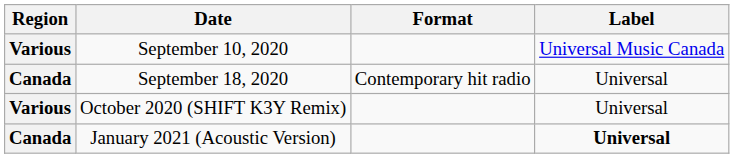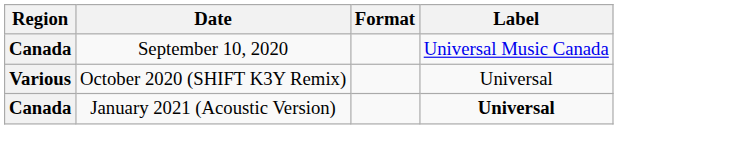(40, 49) Various -> (40, 49) Canada
- row: (213, 78)
